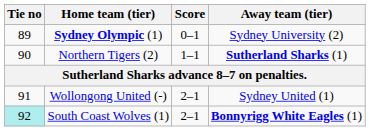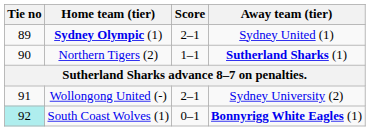(190, 34) 0–1 -> (190, 34) 2–1
(286, 34) Sydney University (2) -> (286, 34) Sydney United (1)
(286, 95) Sydney United (1) -> (286, 95) Sydney University (2)
(190, 116) 2–1 -> (190, 116) 0–1
